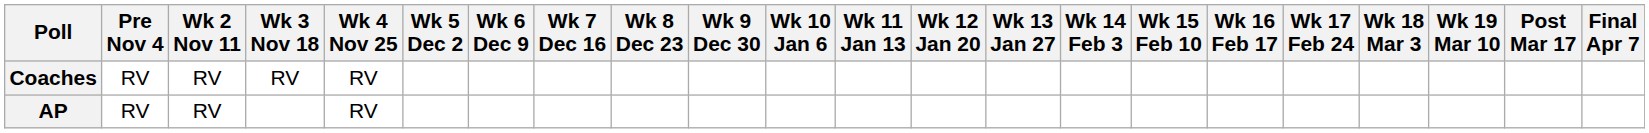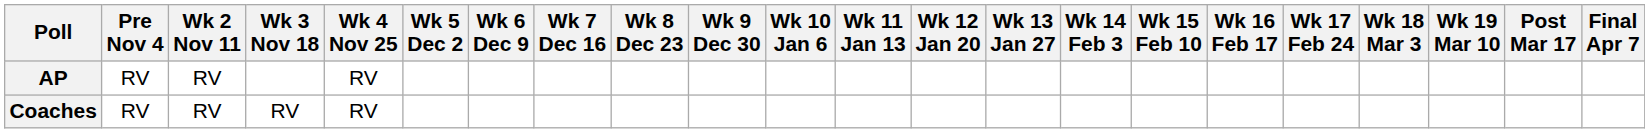rows swapped: (53, 111) <-> (53, 77)
